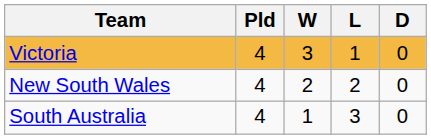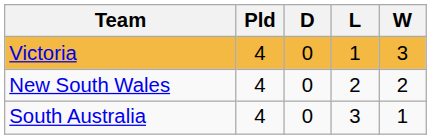columns swapped: (307, 20) <-> (402, 20)
